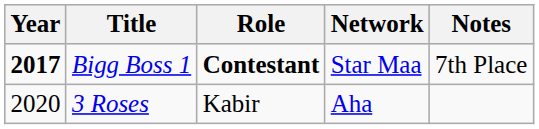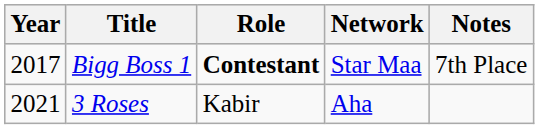(35, 63) bold -> (35, 63) normal
(35, 103) 2020 -> (35, 103) 2021
